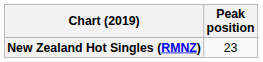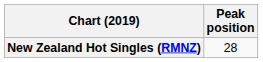(231, 47) 23 -> (231, 47) 28
